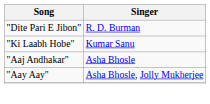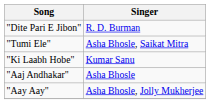+ row: (29, 43)
